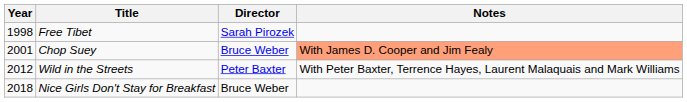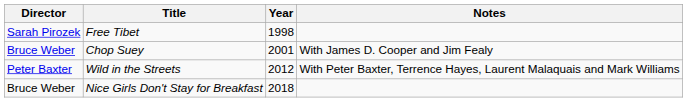columns swapped: (20, 13) <-> (257, 13)
(396, 50) lightsalmon background -> (396, 50) no background
